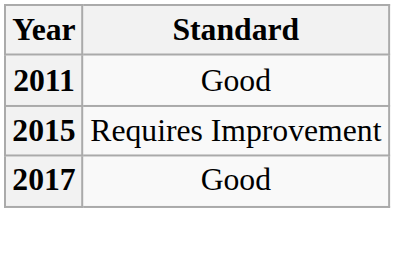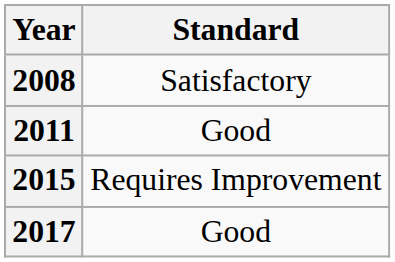+ row: (44, 79)
